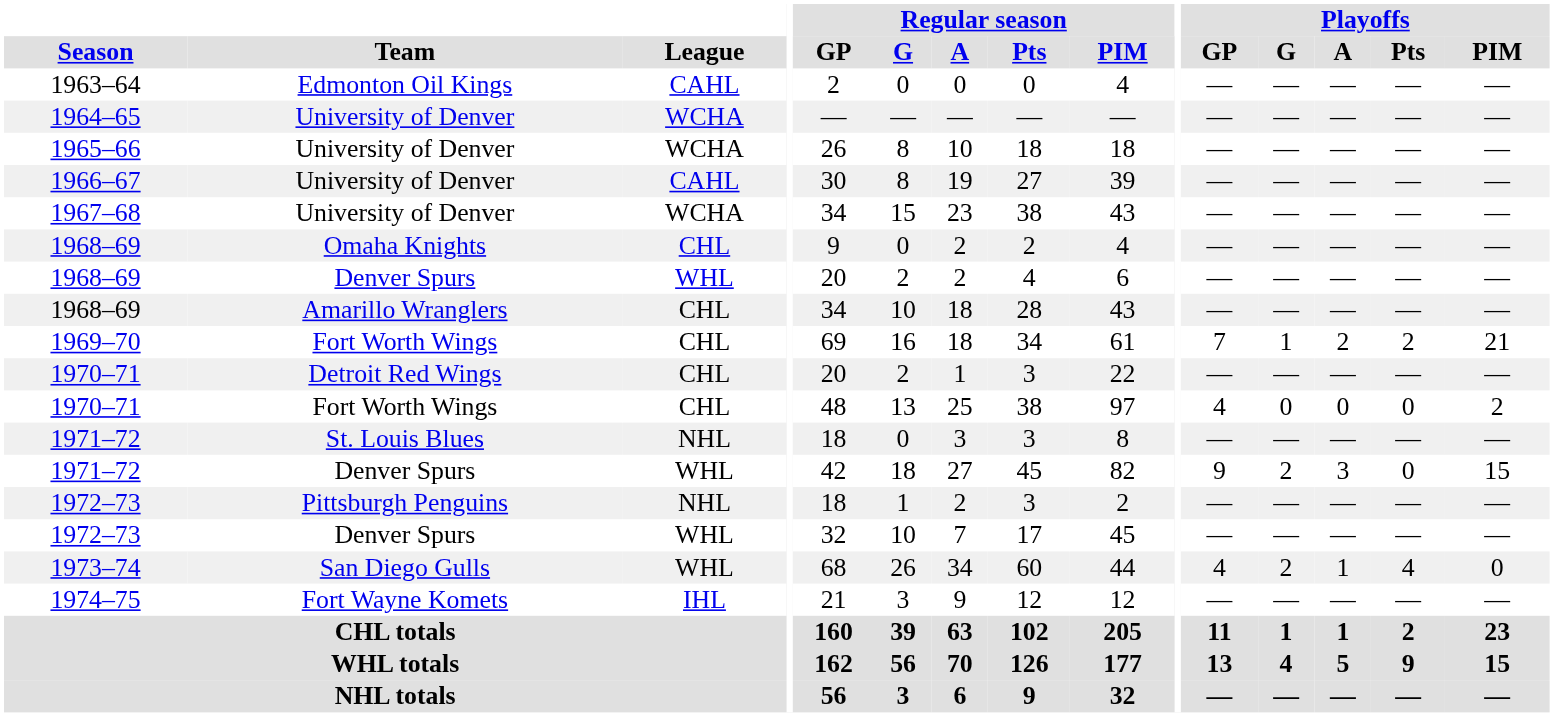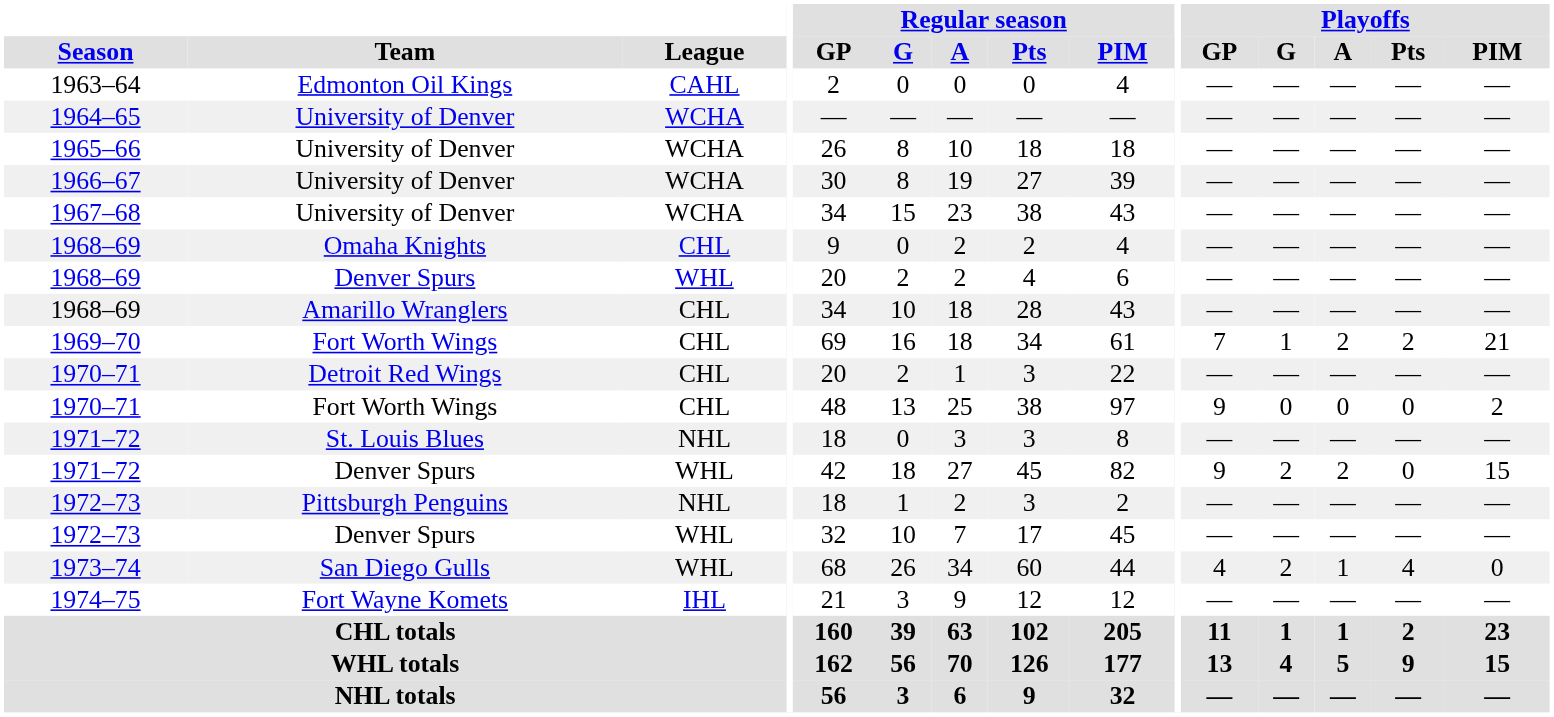(704, 180) CAHL -> (704, 180) WCHA
(1219, 406) 4 -> (1219, 406) 9
(1343, 470) 3 -> (1343, 470) 2
